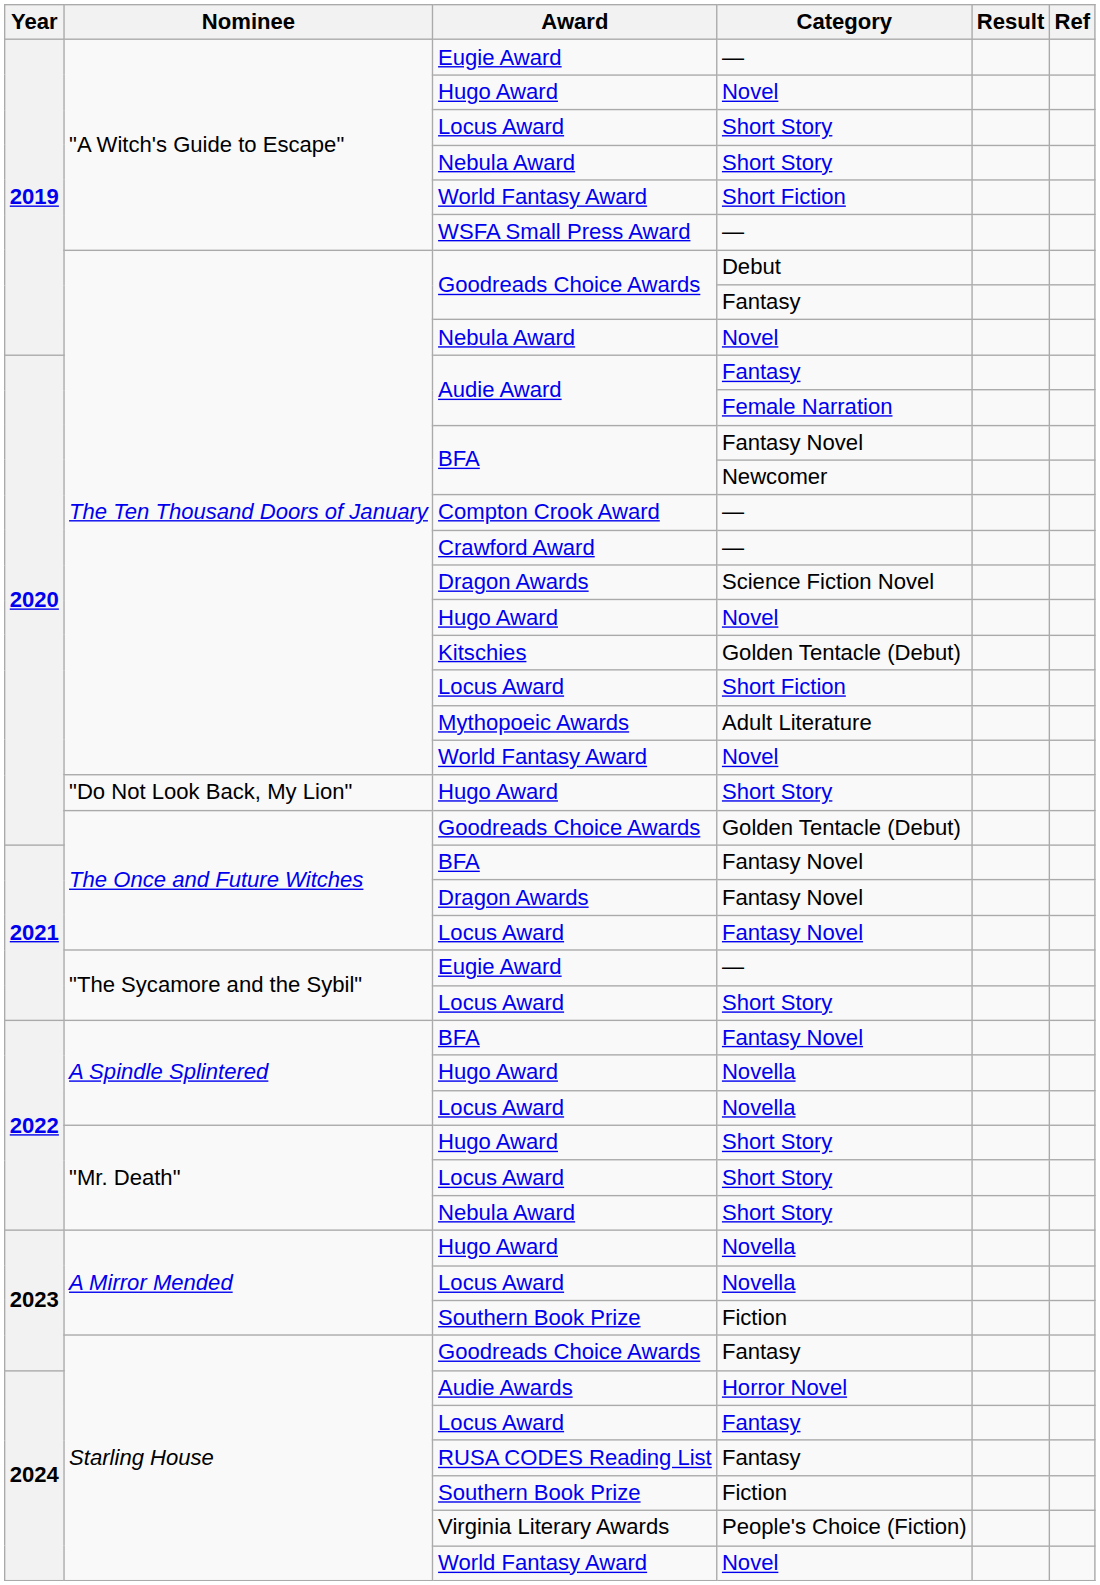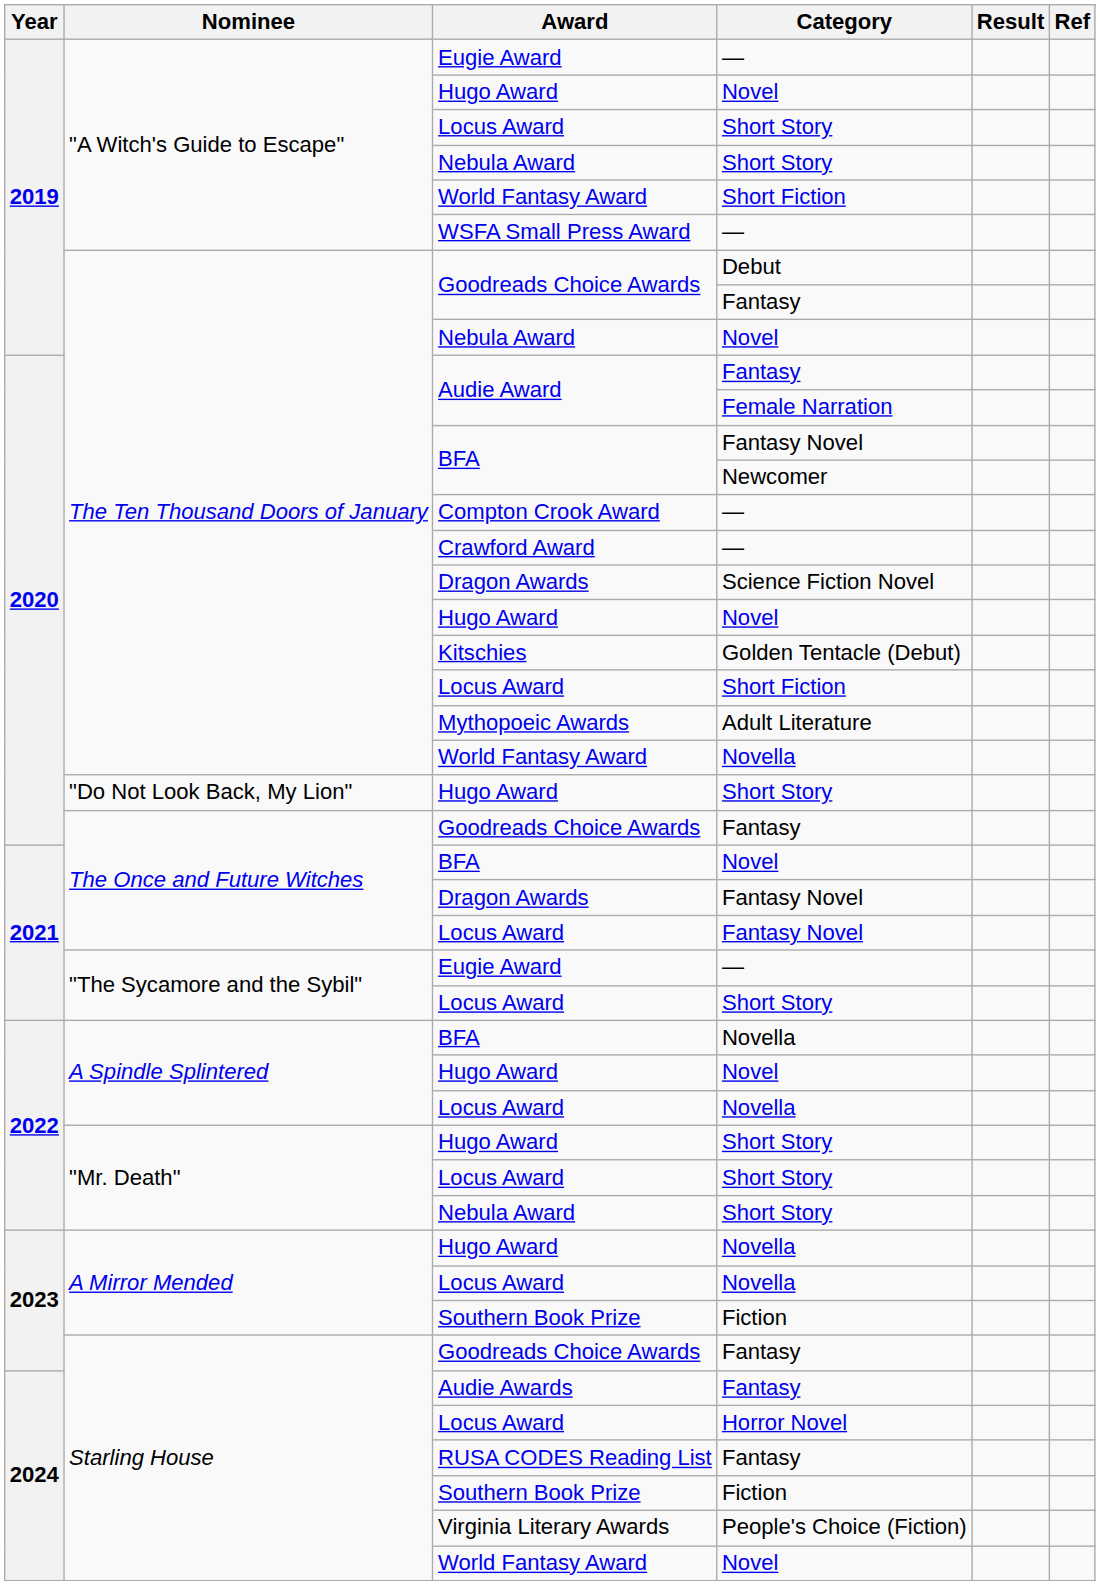(750, 757) Novel -> (759, 757) Novella
(841, 827) Golden Tentacle (Debut) -> (761, 827) Fantasy
(792, 862) Fantasy Novel -> (750, 862) Novel
(792, 1037) Fantasy Novel -> (759, 1037) Novella
(759, 1072) Novella -> (750, 1072) Novel
(784, 1387) Horror Novel -> (761, 1387) Fantasy
(761, 1422) Fantasy -> (784, 1422) Horror Novel
